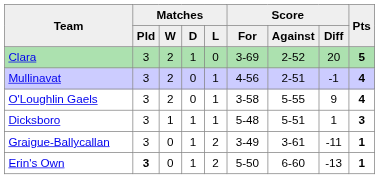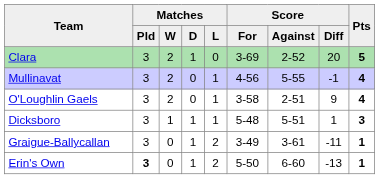(293, 78) 2-51 -> (293, 78) 5-55
(293, 99) 5-55 -> (293, 99) 2-51
